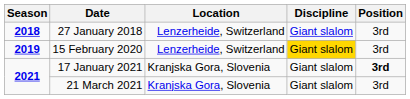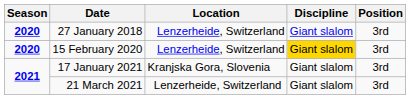(27, 31) 2018 -> (27, 31) 2020
(27, 49) 2019 -> (27, 49) 2020
(381, 67) bold -> (381, 67) normal
(209, 85) Kranjska Gora, Slovenia -> (214, 85) Lenzerheide, Switzerland
